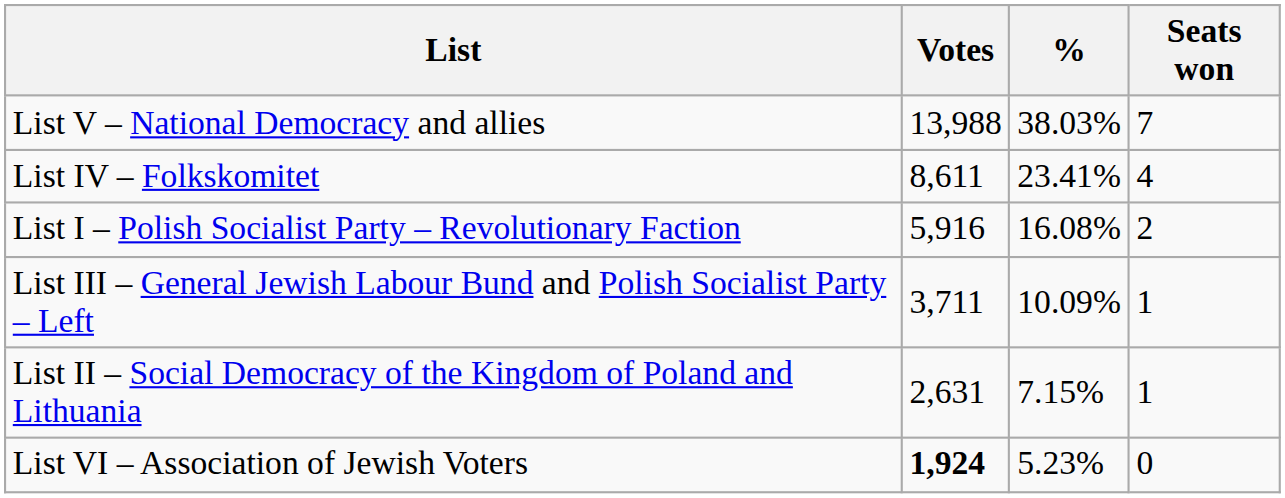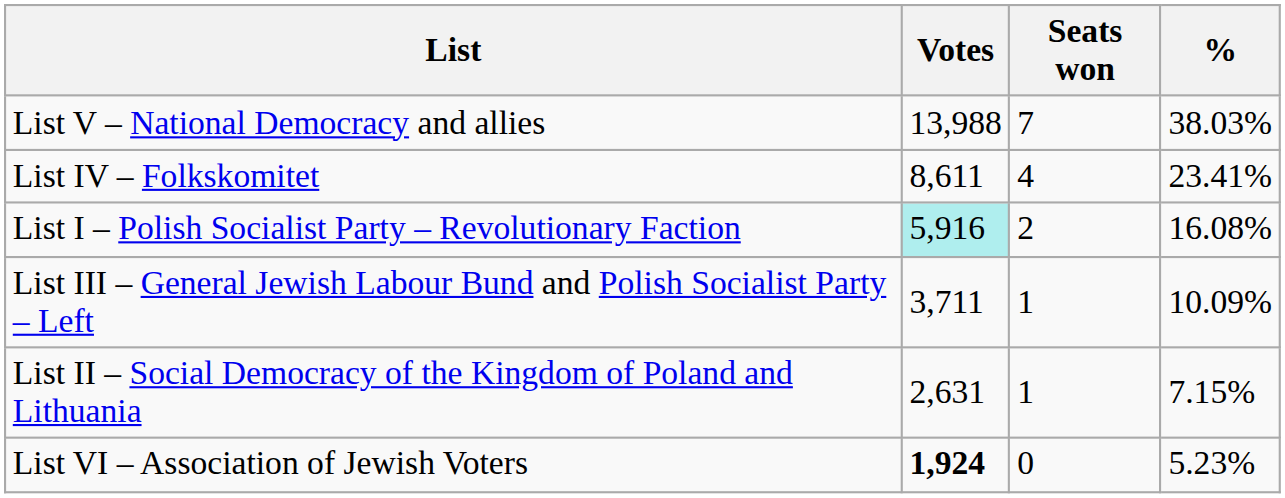columns swapped: (1069, 50) <-> (1204, 50)
(947, 228) no background -> (947, 228) paleturquoise background
